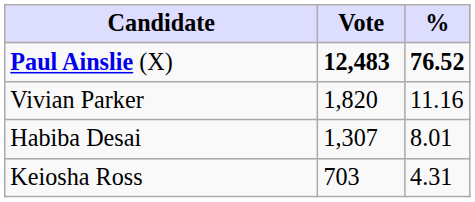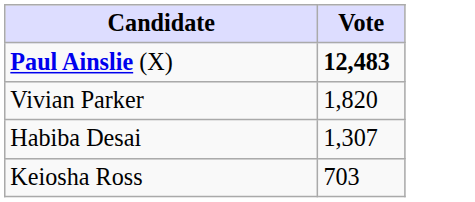- column: (437, 23)
